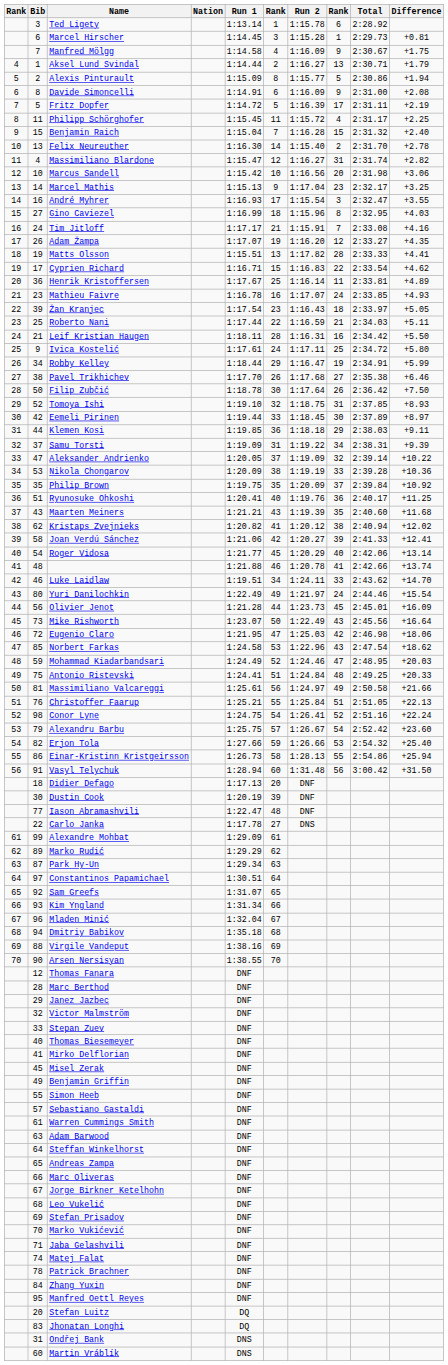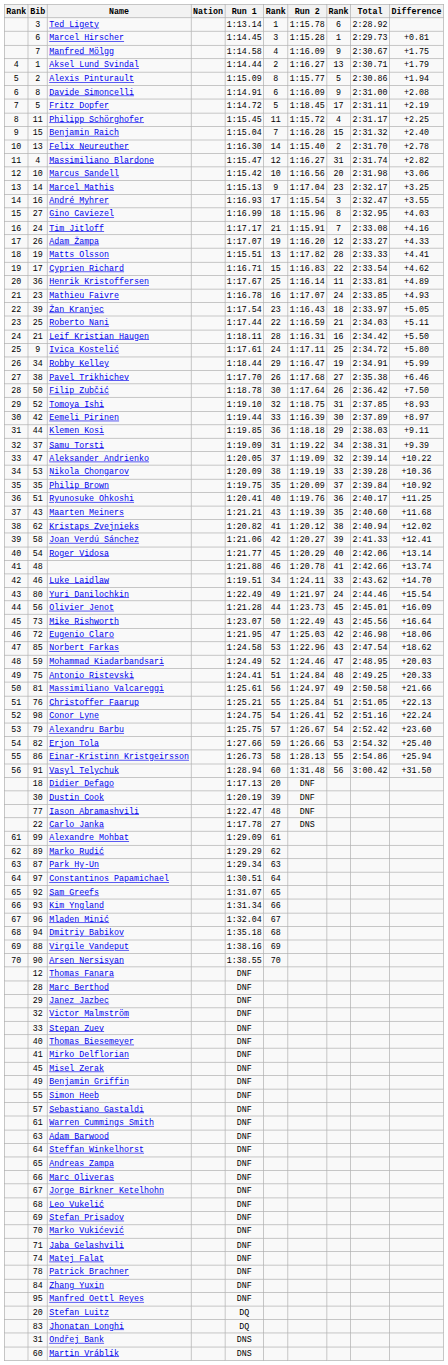(307, 106) 1:16.39 -> (307, 106) 1:18.45
(416, 242) +4.35 -> (416, 242) +4.33
(307, 418) 1:18.45 -> (307, 418) 1:16.39
